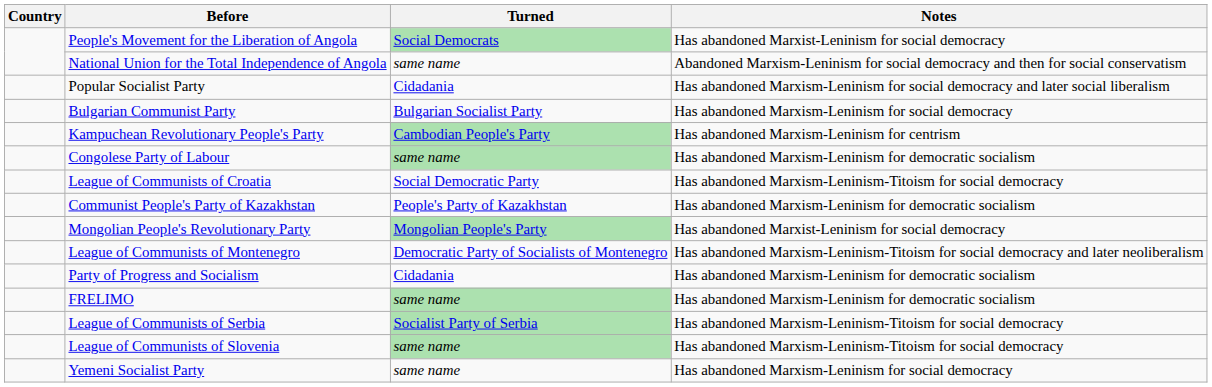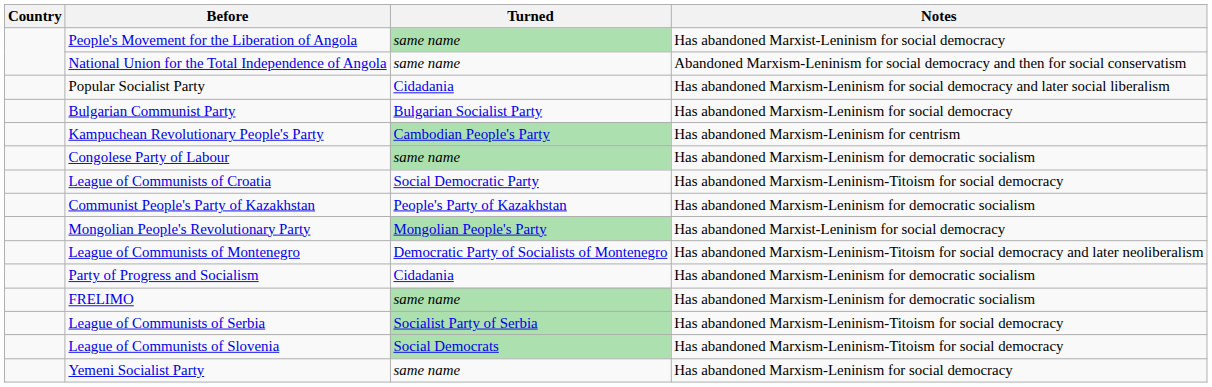(446, 39) Social Democrats -> (427, 39) same name
(427, 346) same name -> (446, 346) Social Democrats
